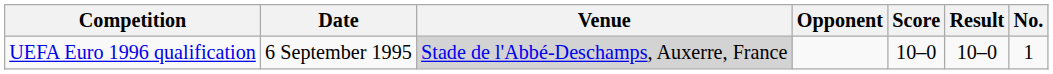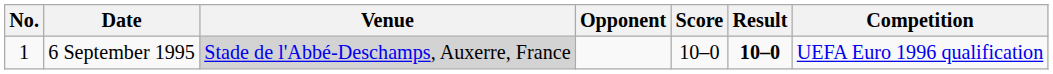columns swapped: (1028, 20) <-> (133, 20)
(977, 52) normal -> (760, 52) bold
